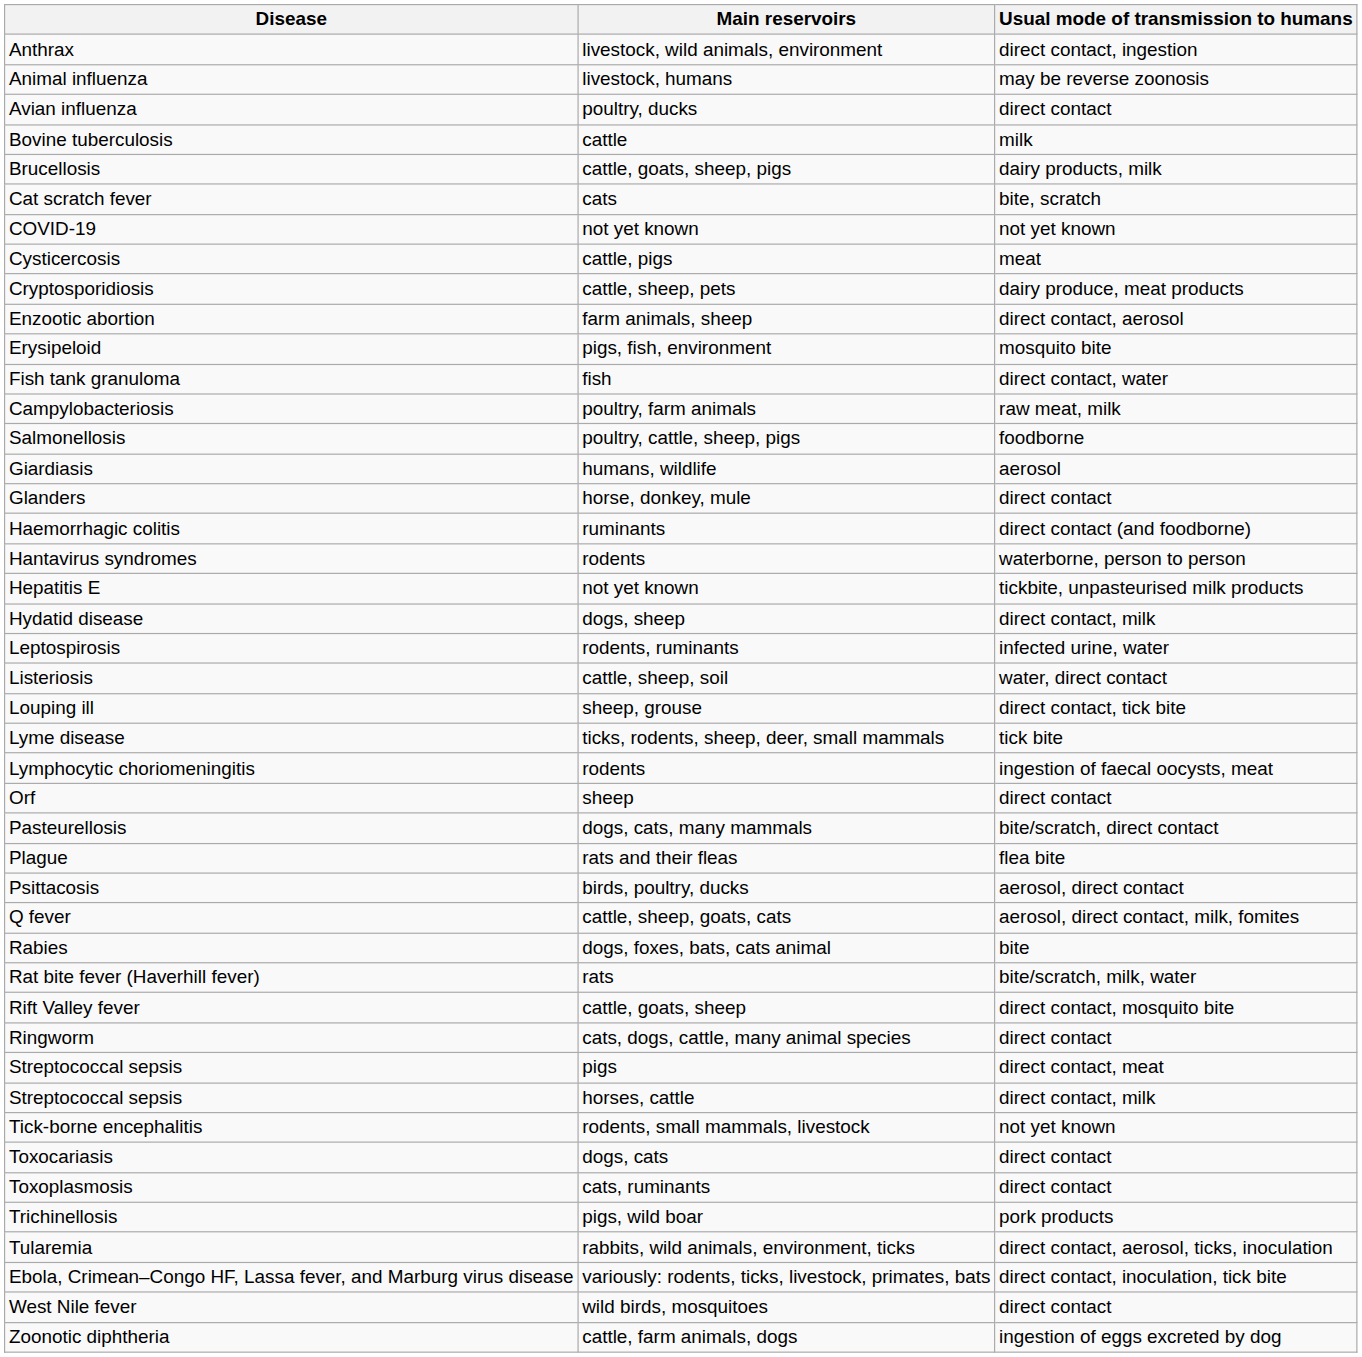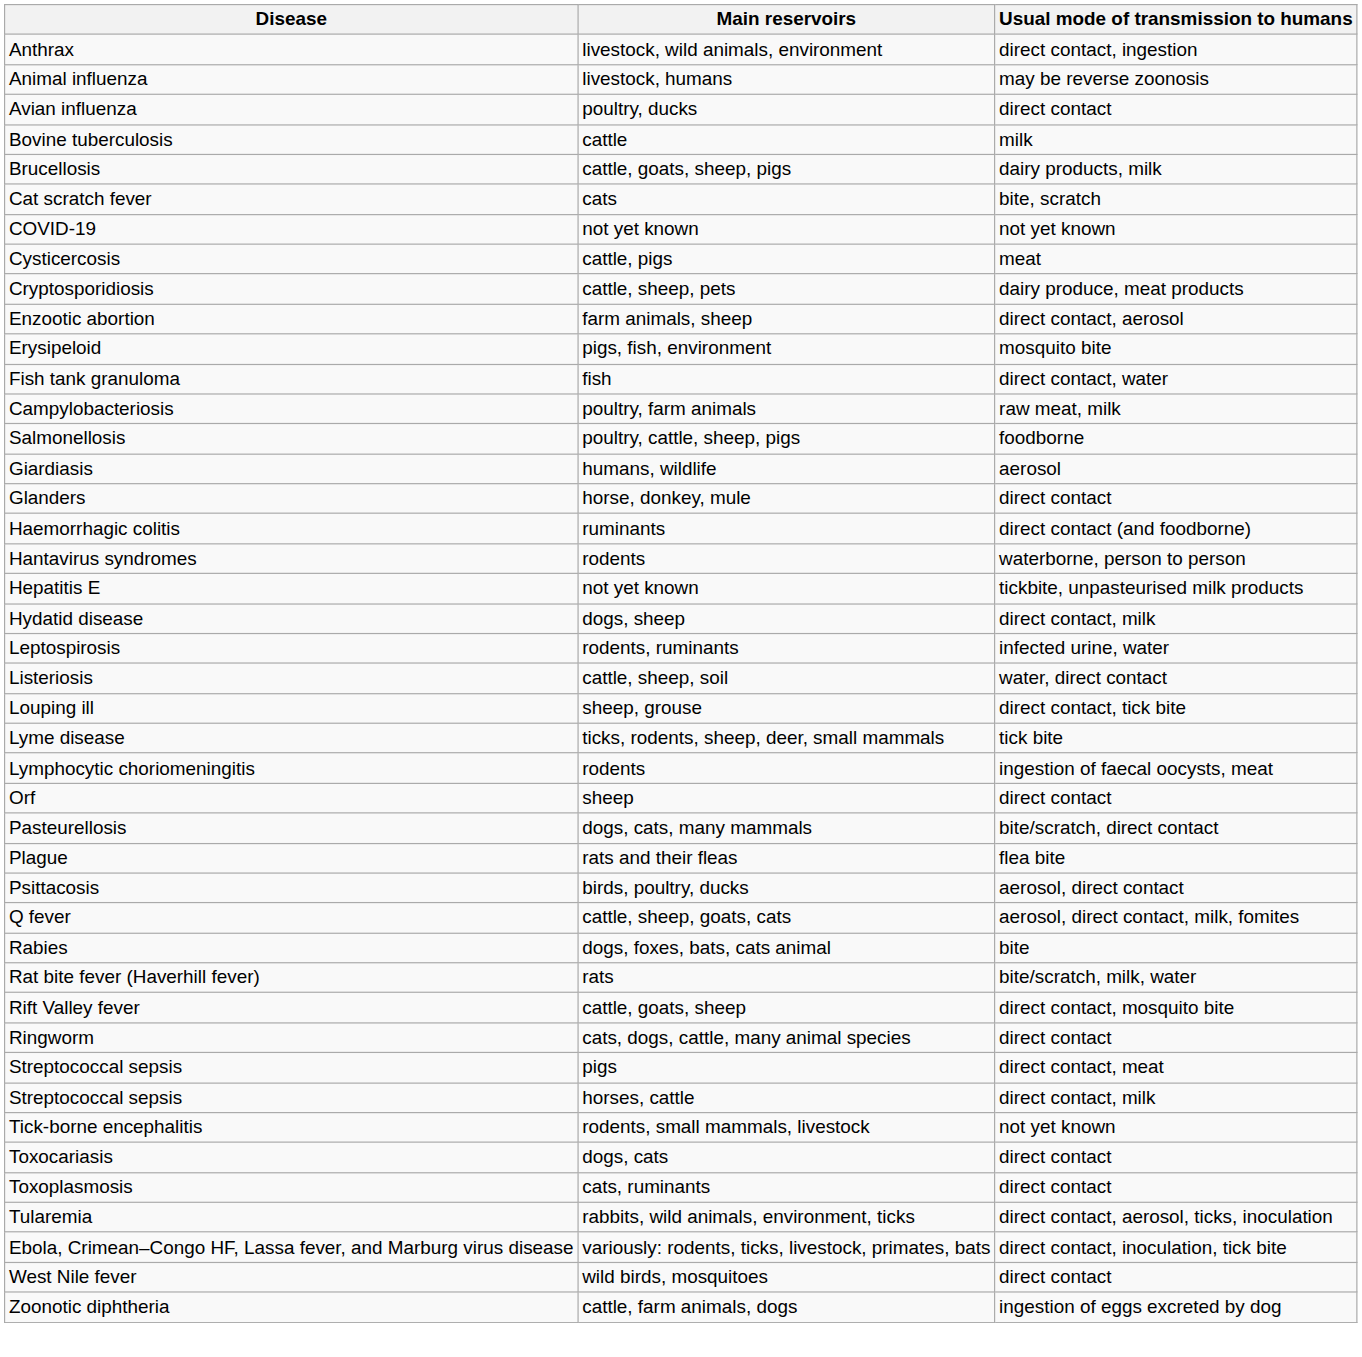- row: (63, 1217)
